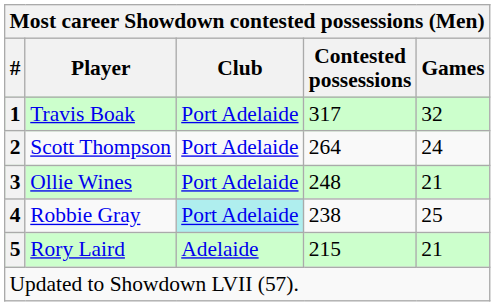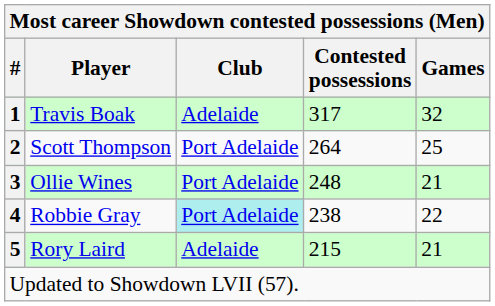(240, 113) Port Adelaide -> (220, 113) Adelaide
(432, 147) 24 -> (432, 147) 25
(432, 215) 25 -> (432, 215) 22
